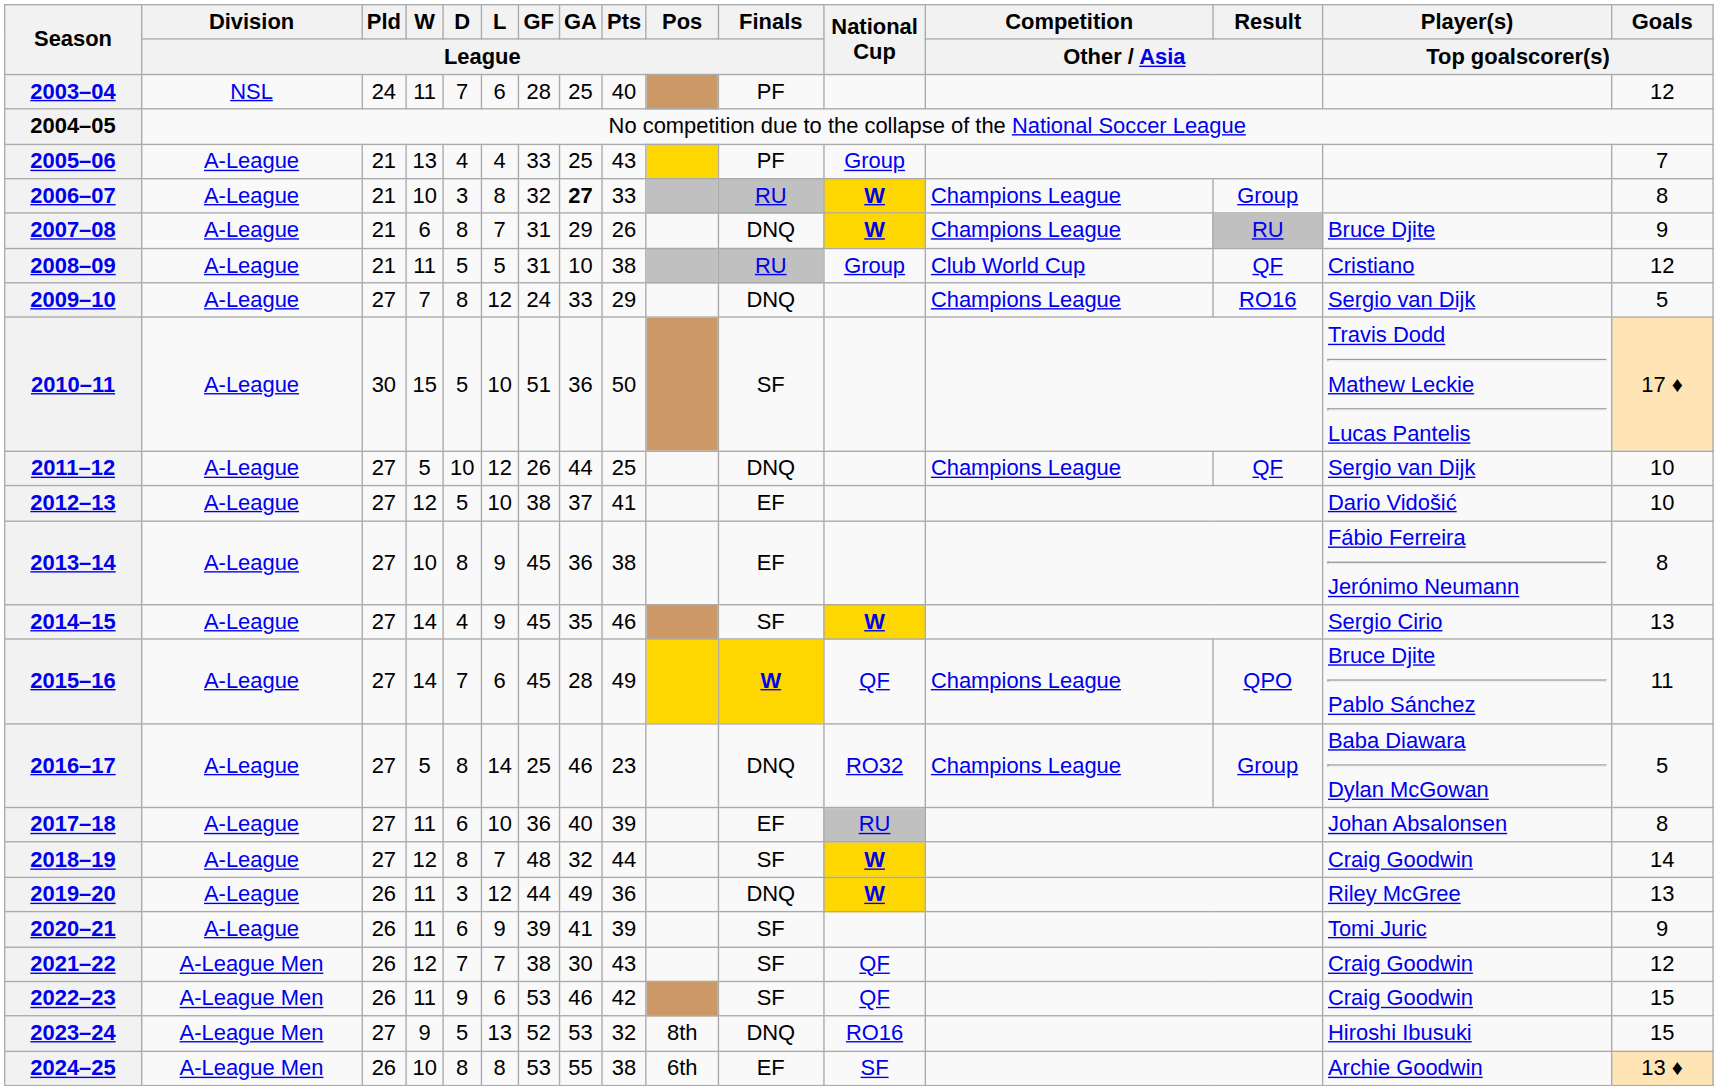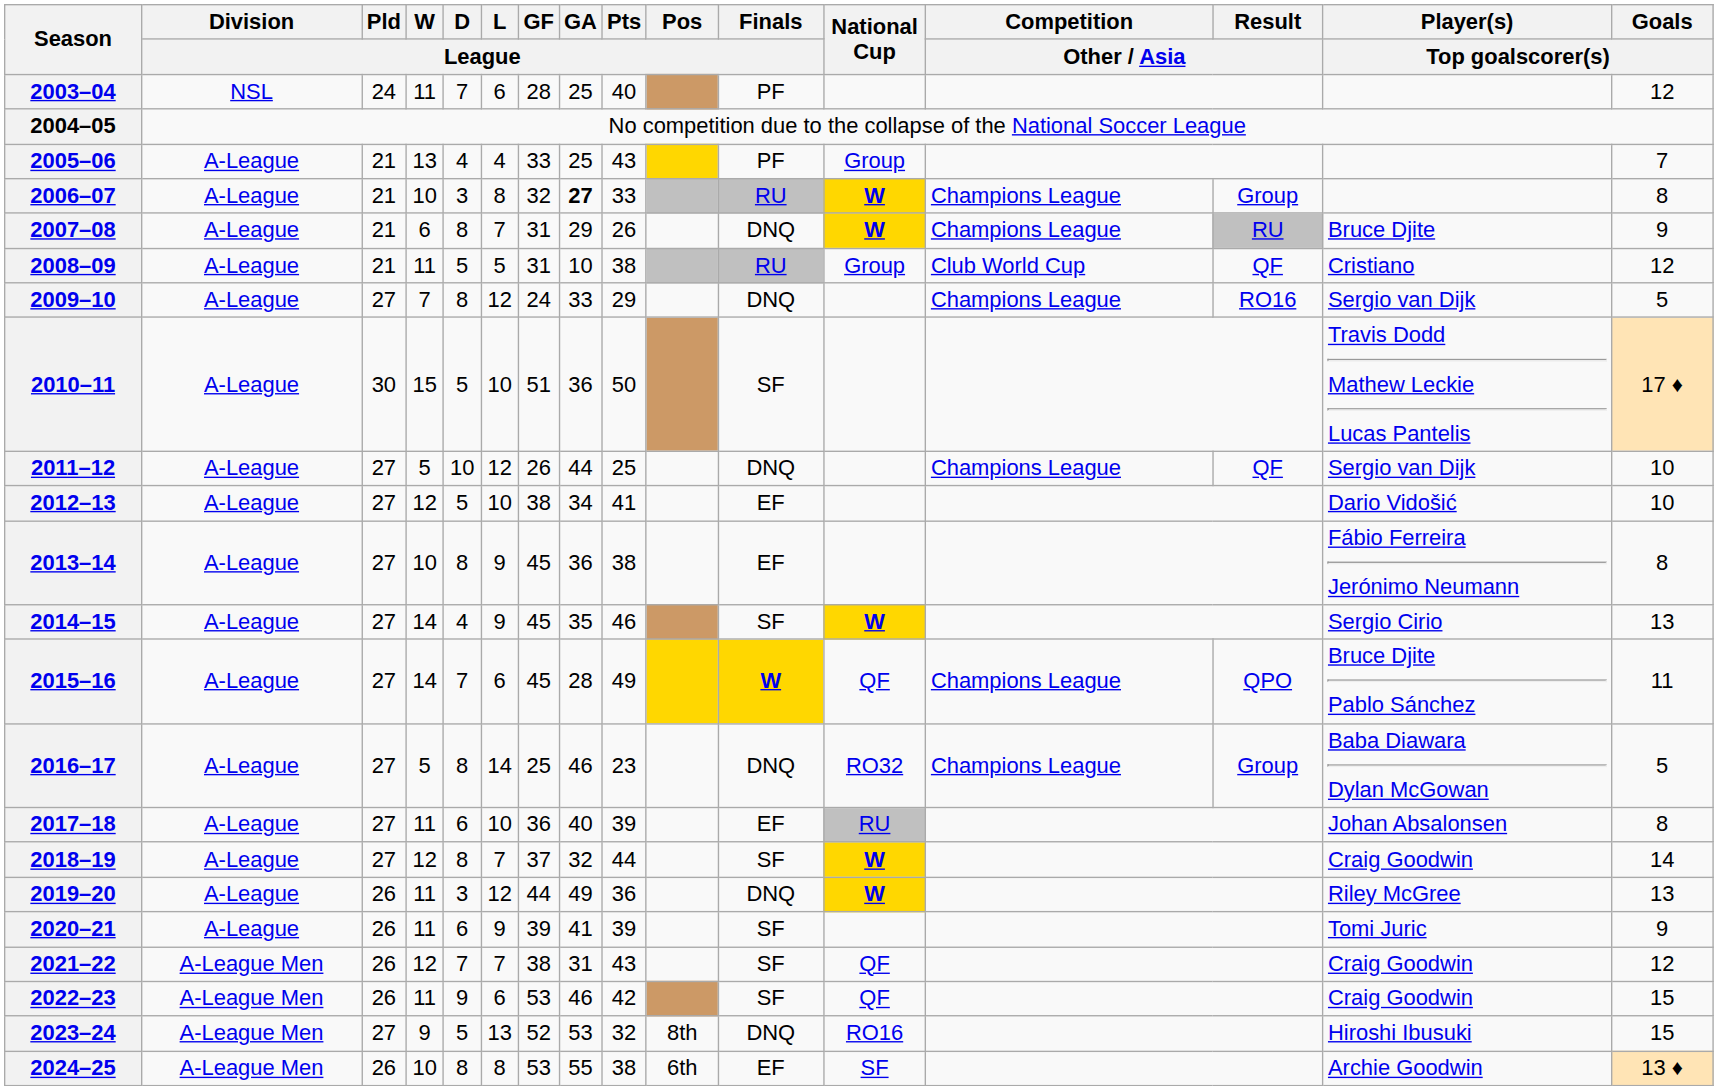(580, 502) 37 -> (580, 502) 34
(539, 859) 48 -> (539, 859) 37
(580, 963) 30 -> (580, 963) 31
